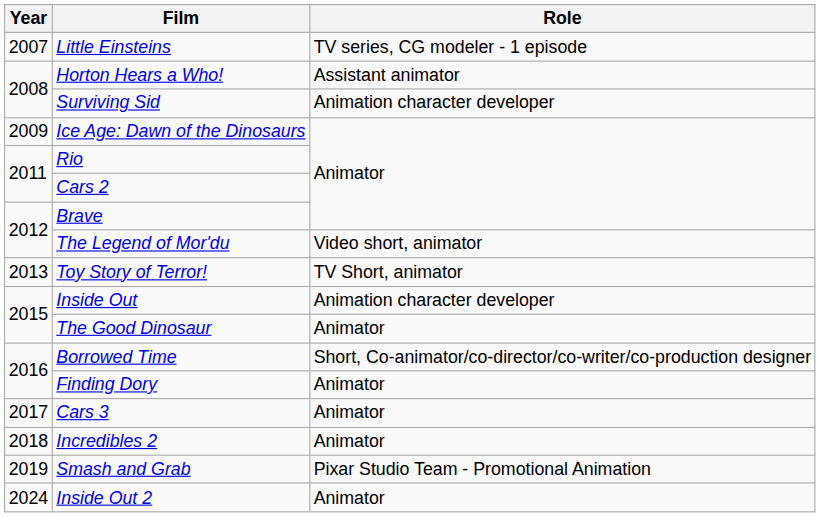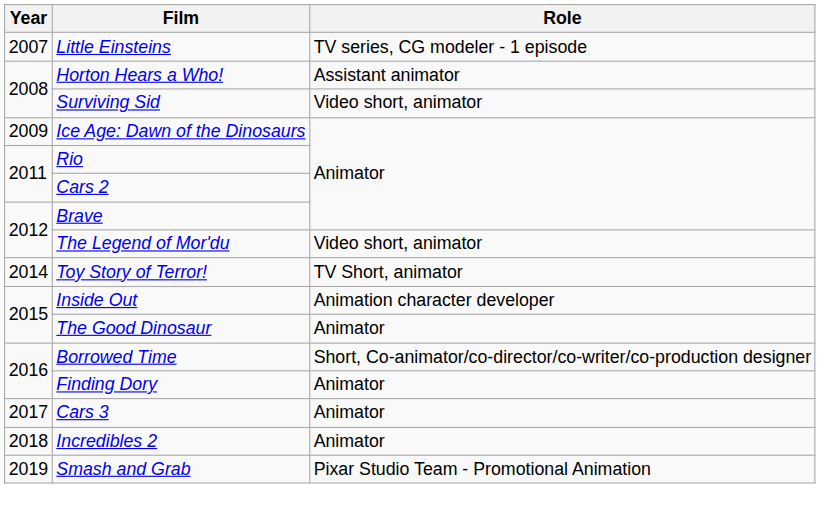(434, 103) Animation character developer -> (398, 103) Video short, animator
(28, 272) 2013 -> (28, 272) 2014
- row: (104, 497)
